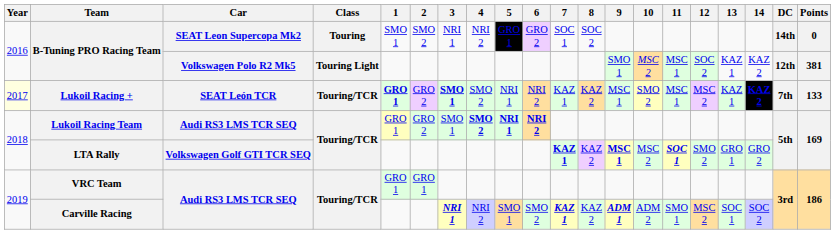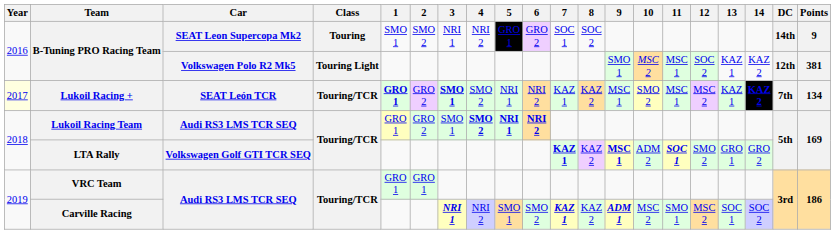(814, 36) 0 -> (814, 36) 9
(814, 95) 133 -> (814, 95) 134
(648, 154) MSC 2 -> (648, 154) ADM 2
(648, 213) ADM 2 -> (648, 213) MSC 2
